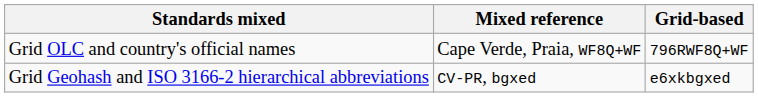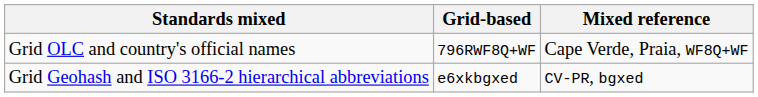columns swapped: (699, 19) <-> (539, 19)
